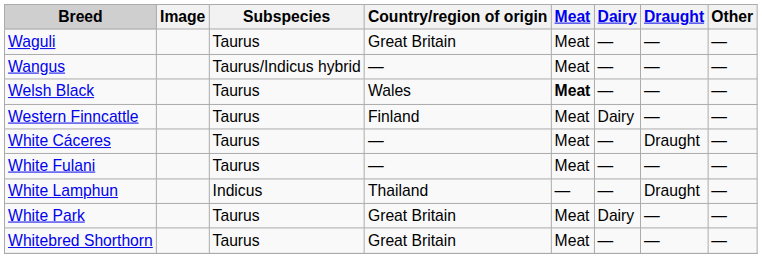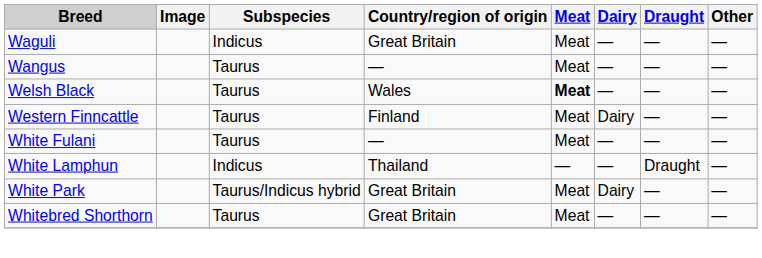(236, 41) Taurus -> (237, 41) Indicus
(287, 66) Taurus/Indicus hybrid -> (236, 66) Taurus
- row: (60, 141)
(236, 215) Taurus -> (287, 191) Taurus/Indicus hybrid
